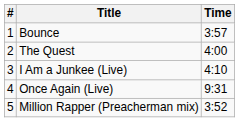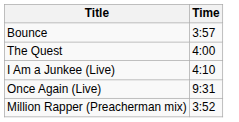- column: (10, 13)
